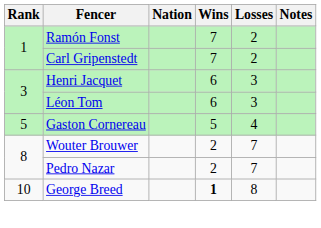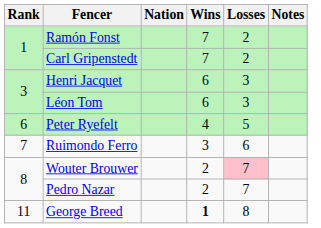- row: (96, 124)
+ row: (82, 124)
+ row: (92, 146)
(254, 146) no background -> (246, 168) pink background
(24, 189) 10 -> (24, 211) 11
